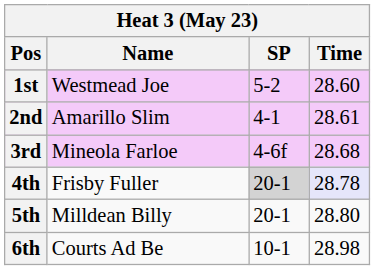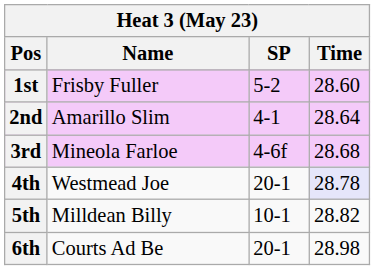(110, 85) Westmead Joe -> (105, 85) Frisby Fuller
(337, 118) 28.61 -> (337, 118) 28.64
(105, 183) Frisby Fuller -> (110, 183) Westmead Joe
(272, 183) lightgrey background -> (272, 183) no background
(272, 215) 20-1 -> (272, 215) 10-1
(337, 215) 28.80 -> (337, 215) 28.82
(272, 248) 10-1 -> (272, 248) 20-1
